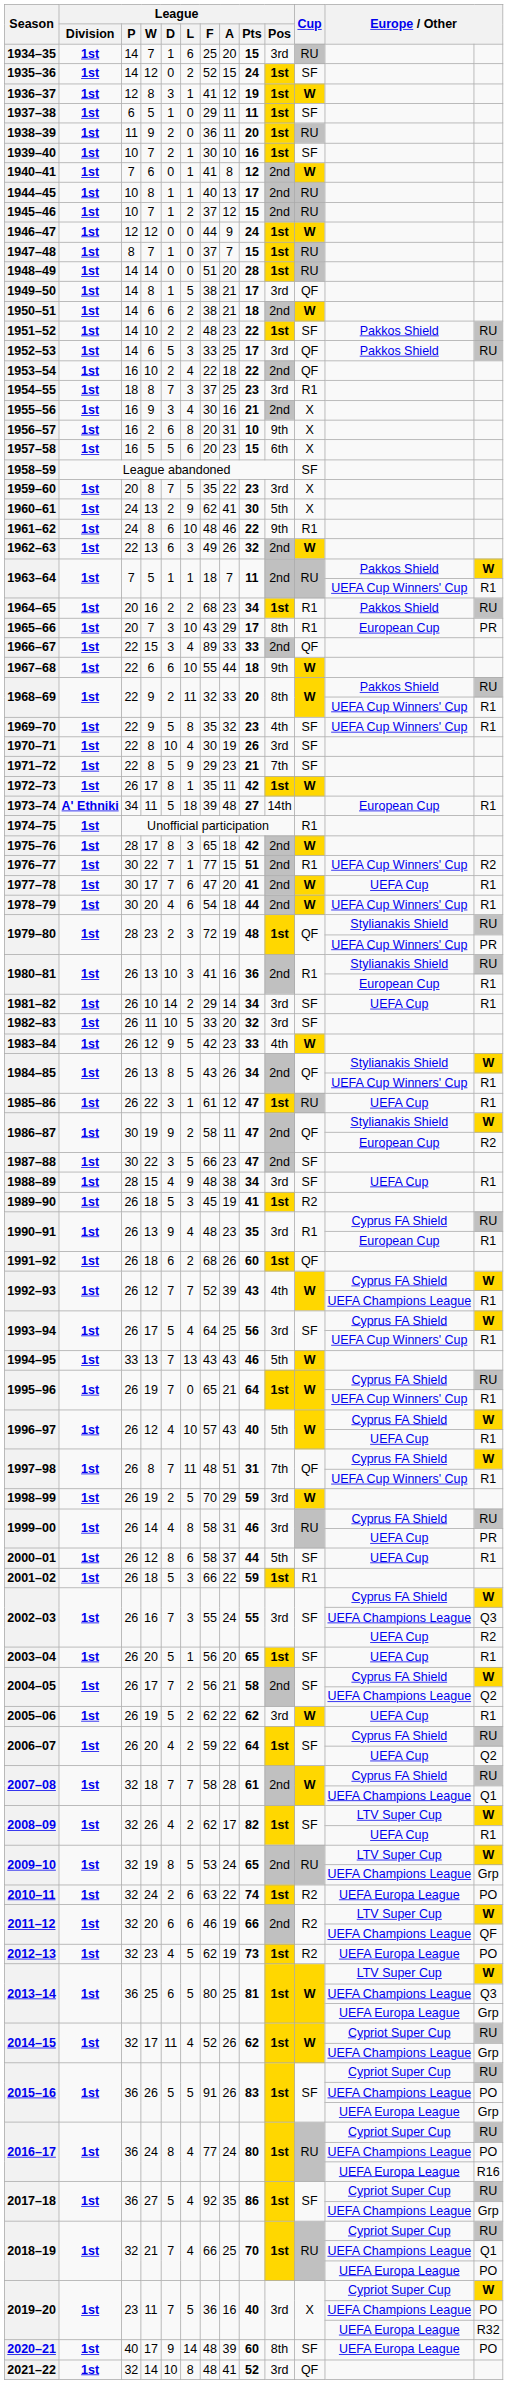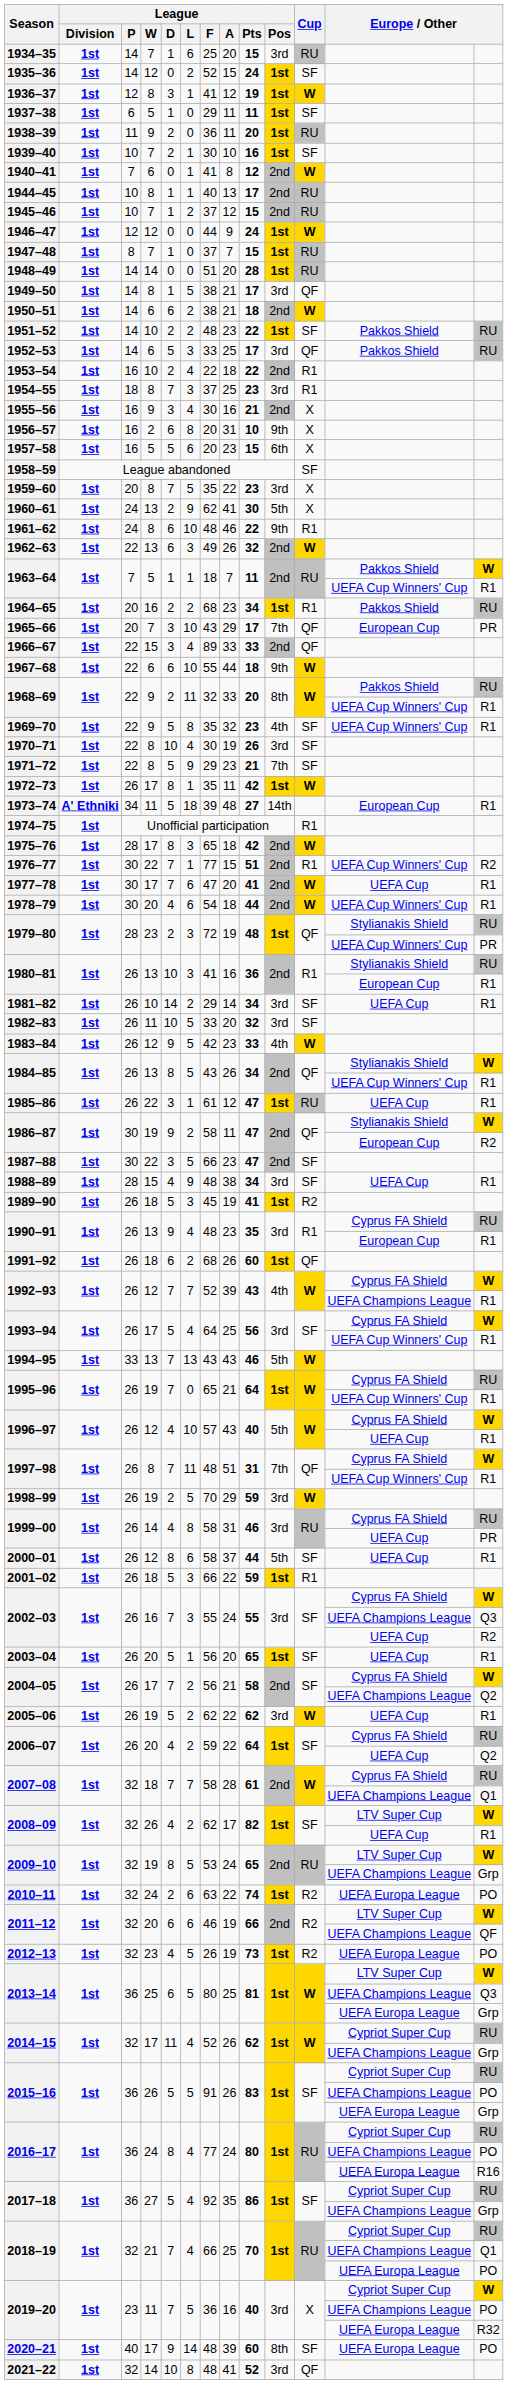(310, 370) QF -> (310, 370) R1
(280, 627) 8th -> (280, 627) 7th
(310, 627) R1 -> (310, 627) QF
(210, 1954) 62 -> (210, 1954) 26
